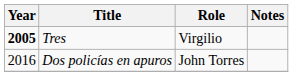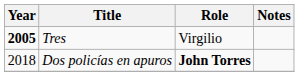(22, 60) 2016 -> (22, 60) 2018
(211, 60) normal -> (215, 60) bold
